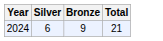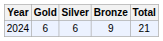+ column: (45, 13)
